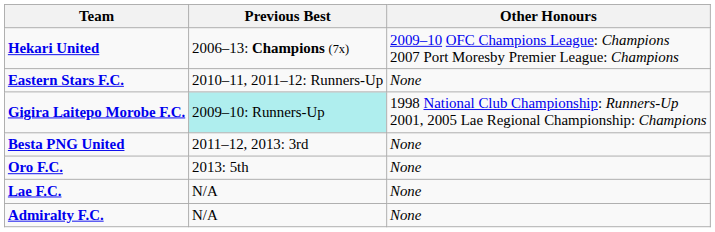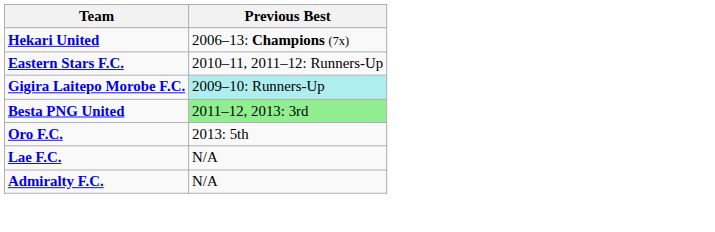- column: (548, 16)
(250, 144) no background -> (250, 110) lightgreen background
